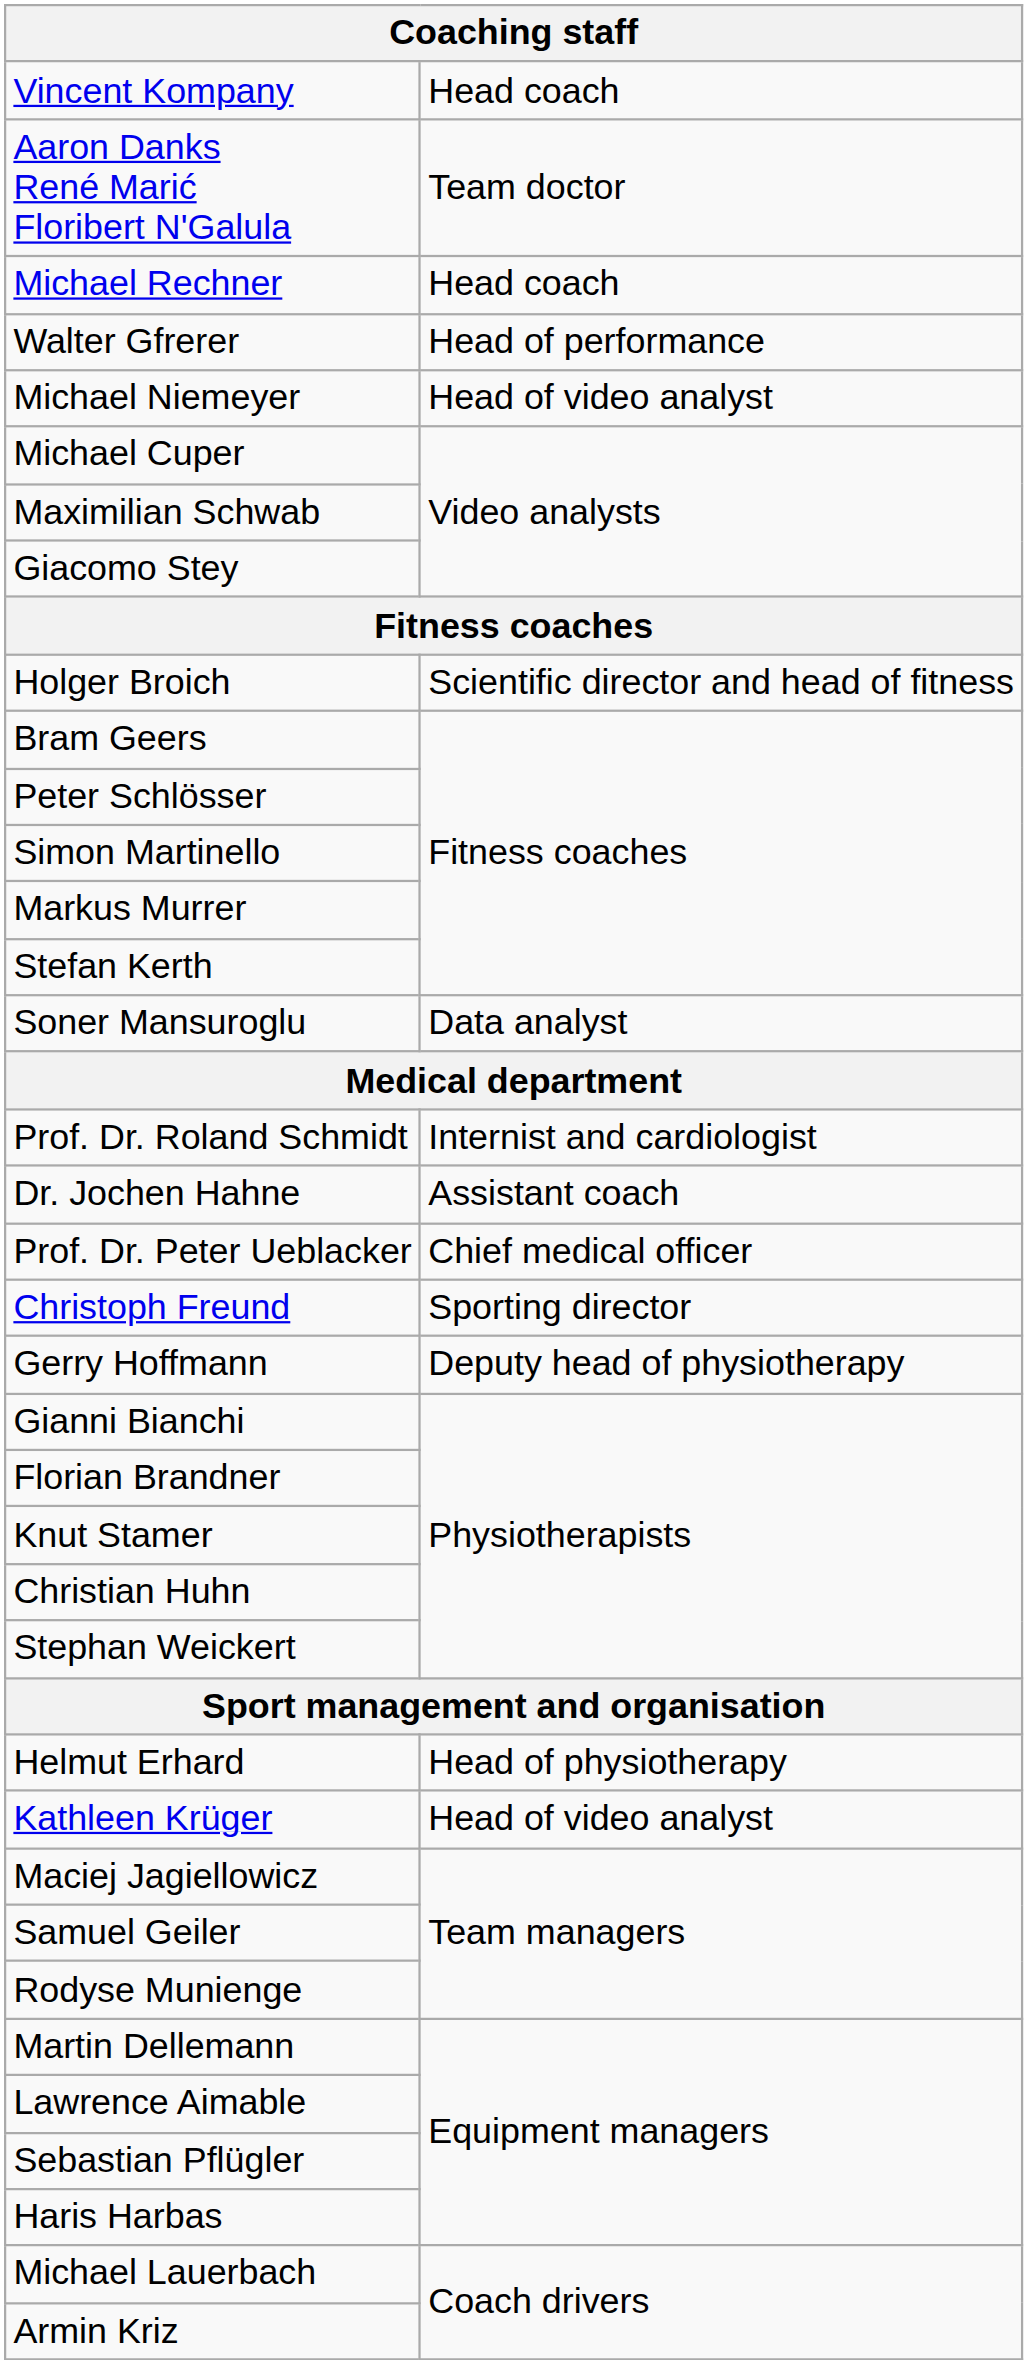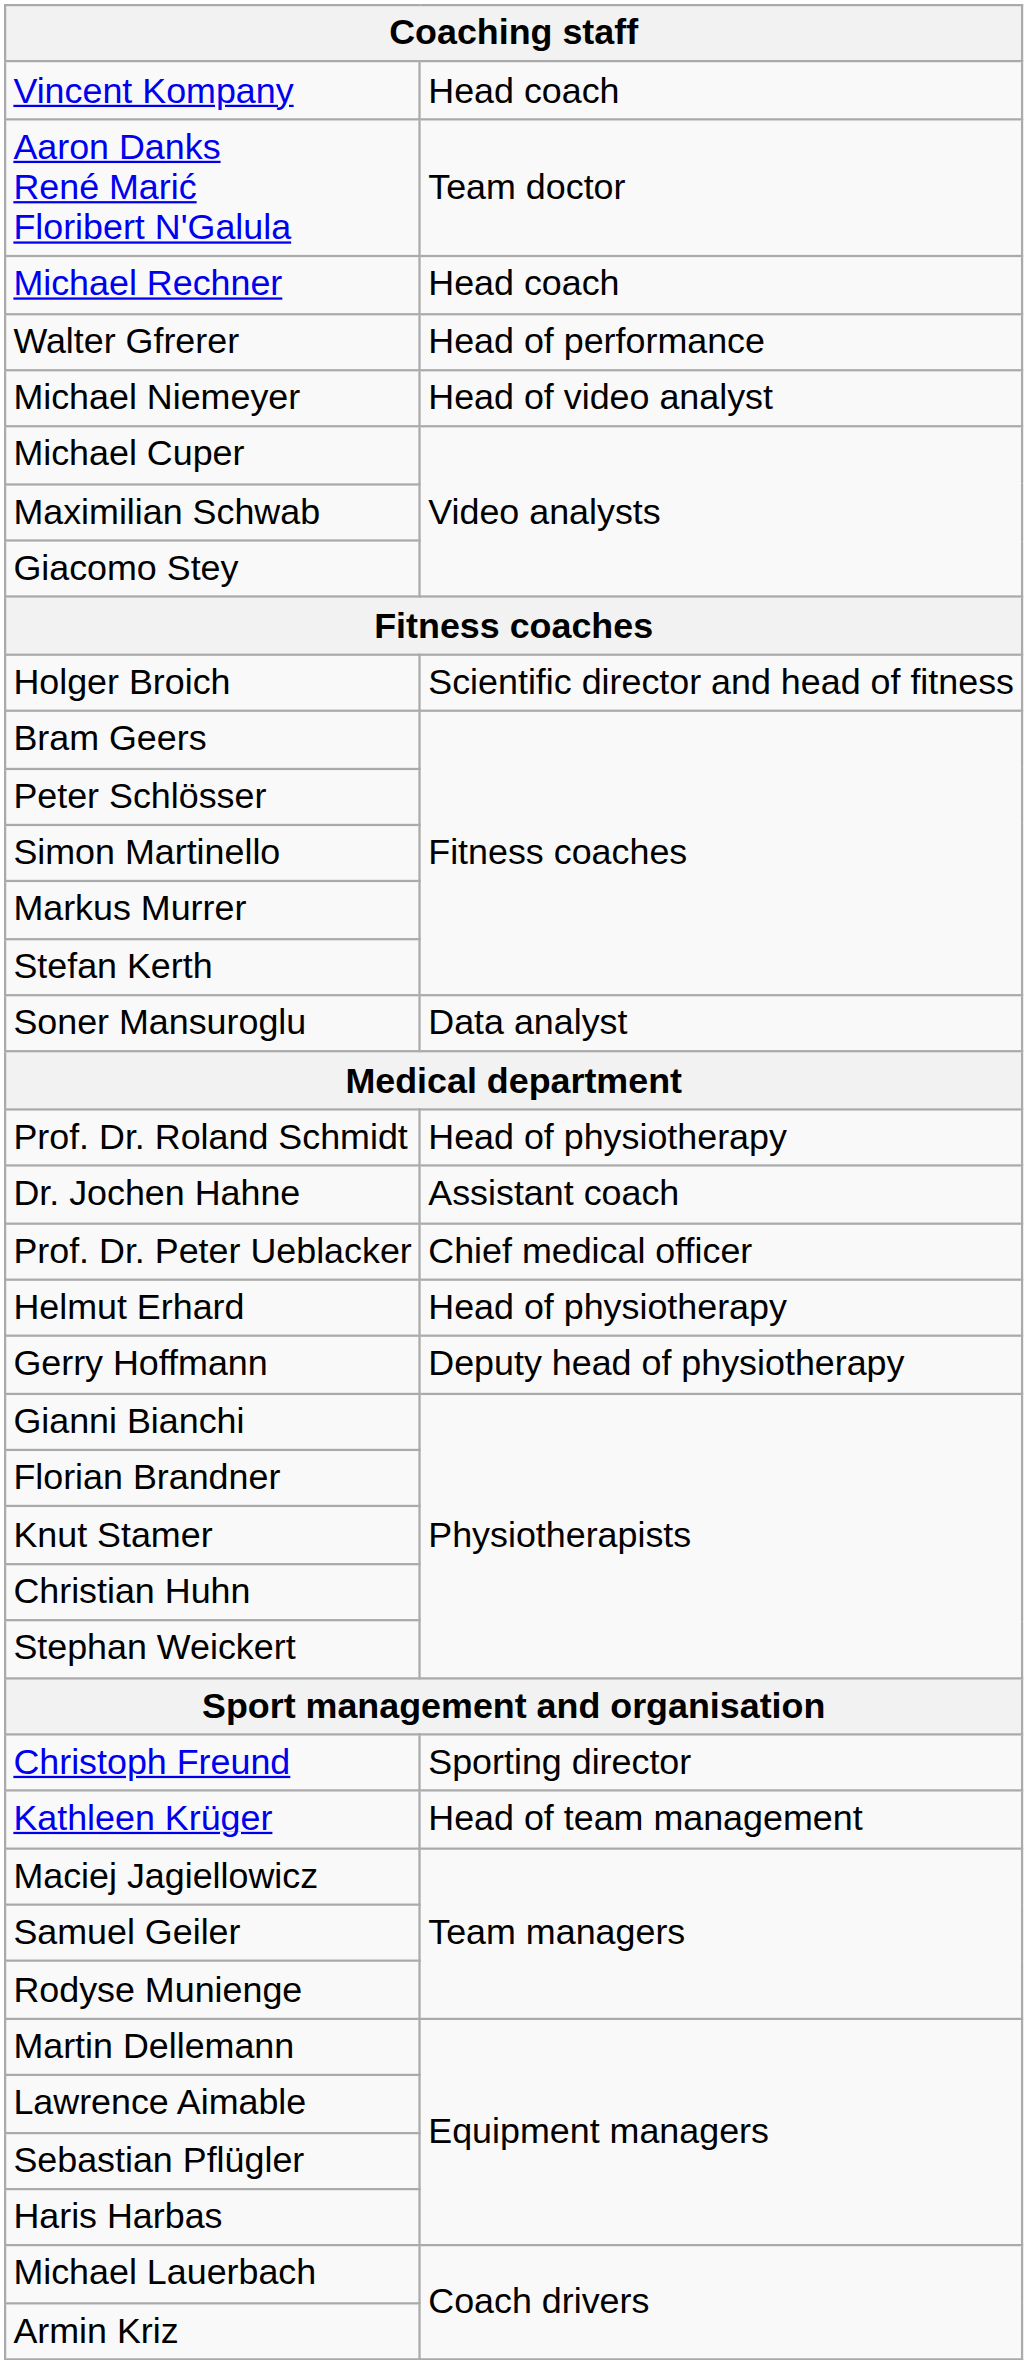(623, 1136) Internist and cardiologist -> (608, 1136) Head of physiotherapy
rows swapped: (129, 1761) <-> (152, 1307)
(601, 1818) Head of video analyst -> (645, 1818) Head of team management
